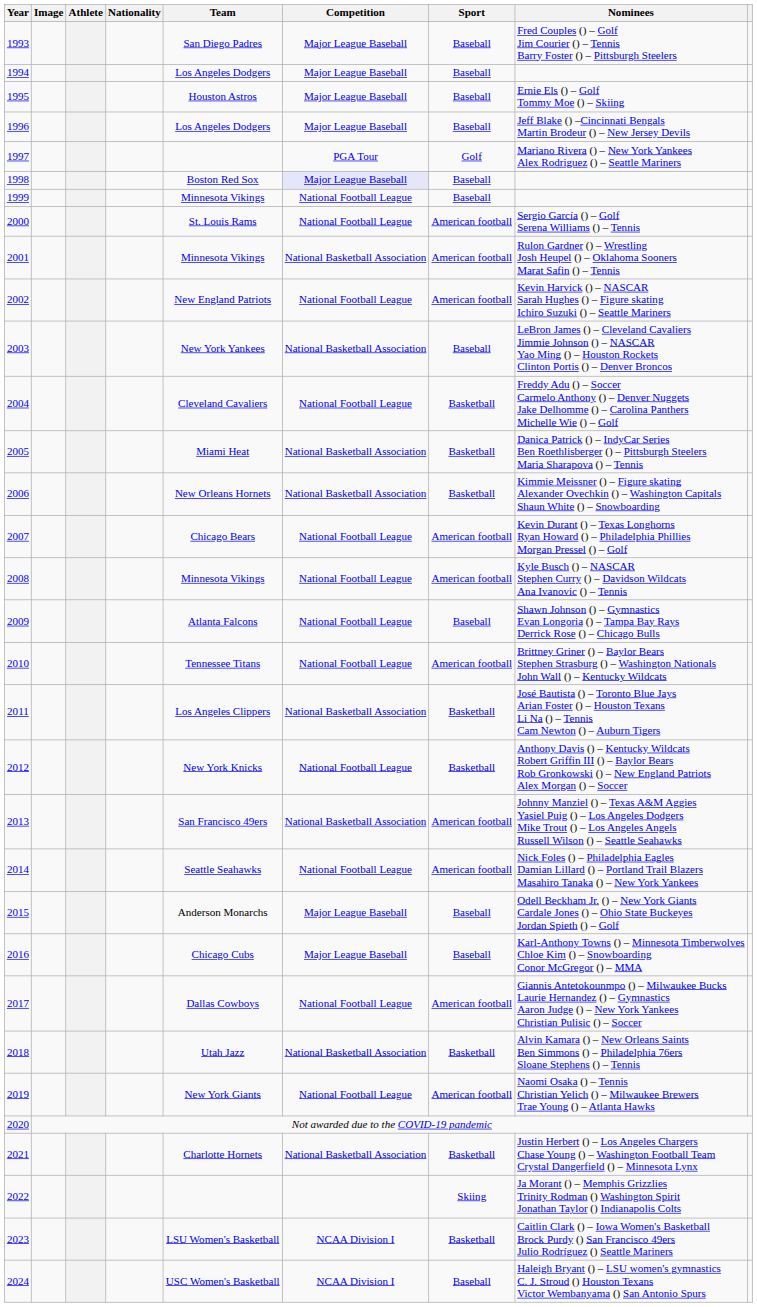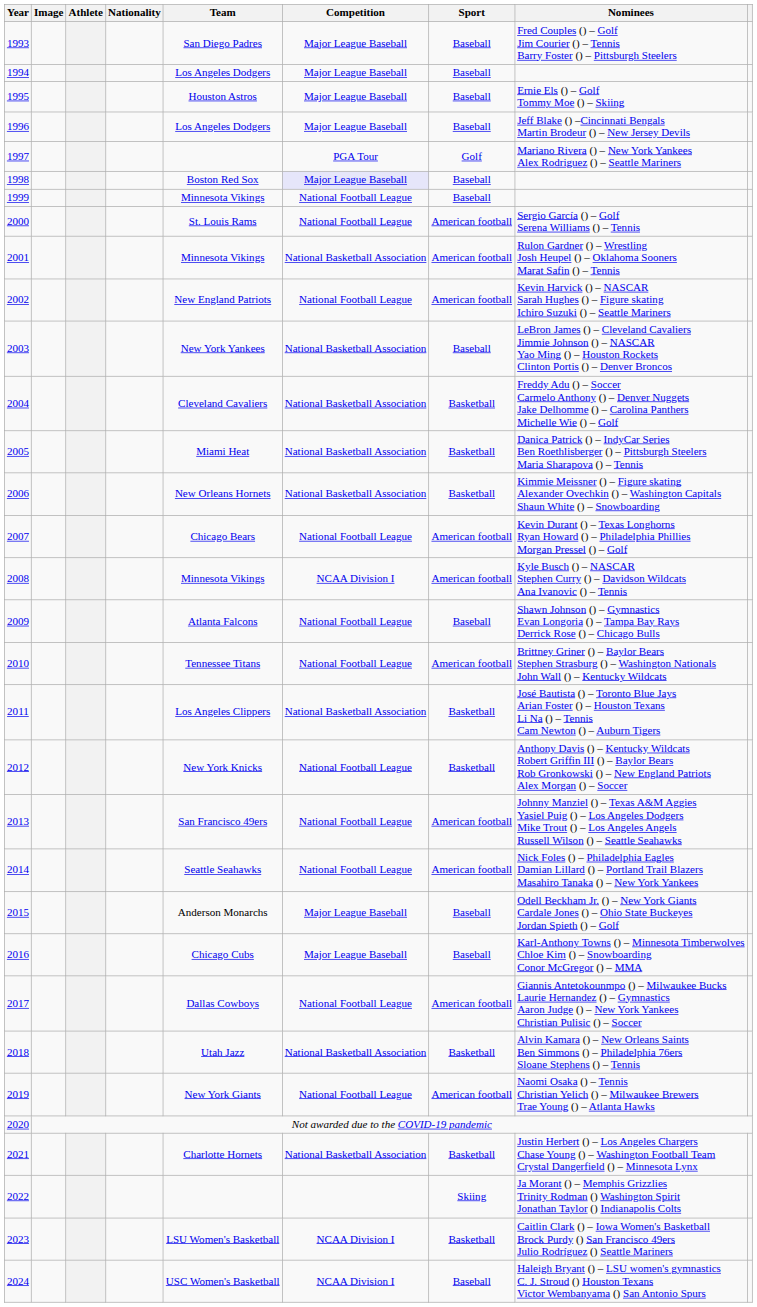(356, 403) National Football League -> (356, 403) National Basketball Association
(356, 579) National Football League -> (356, 579) NCAA Division I
(356, 821) National Basketball Association -> (356, 821) National Football League
